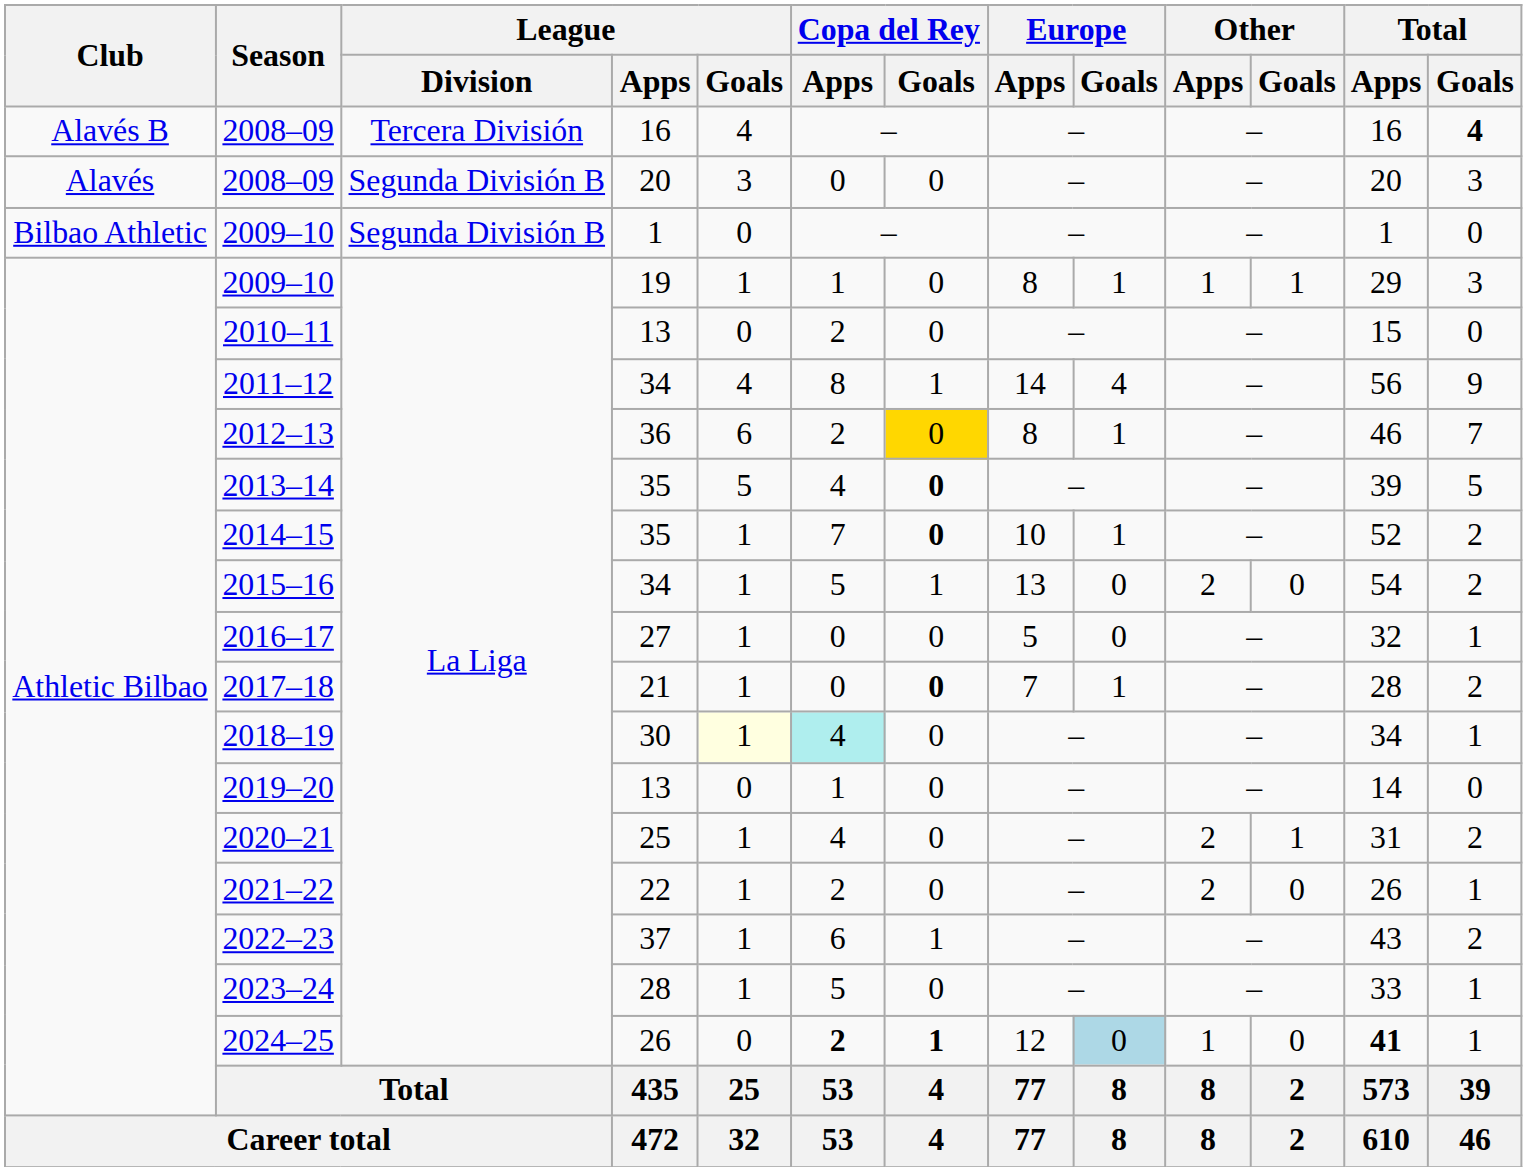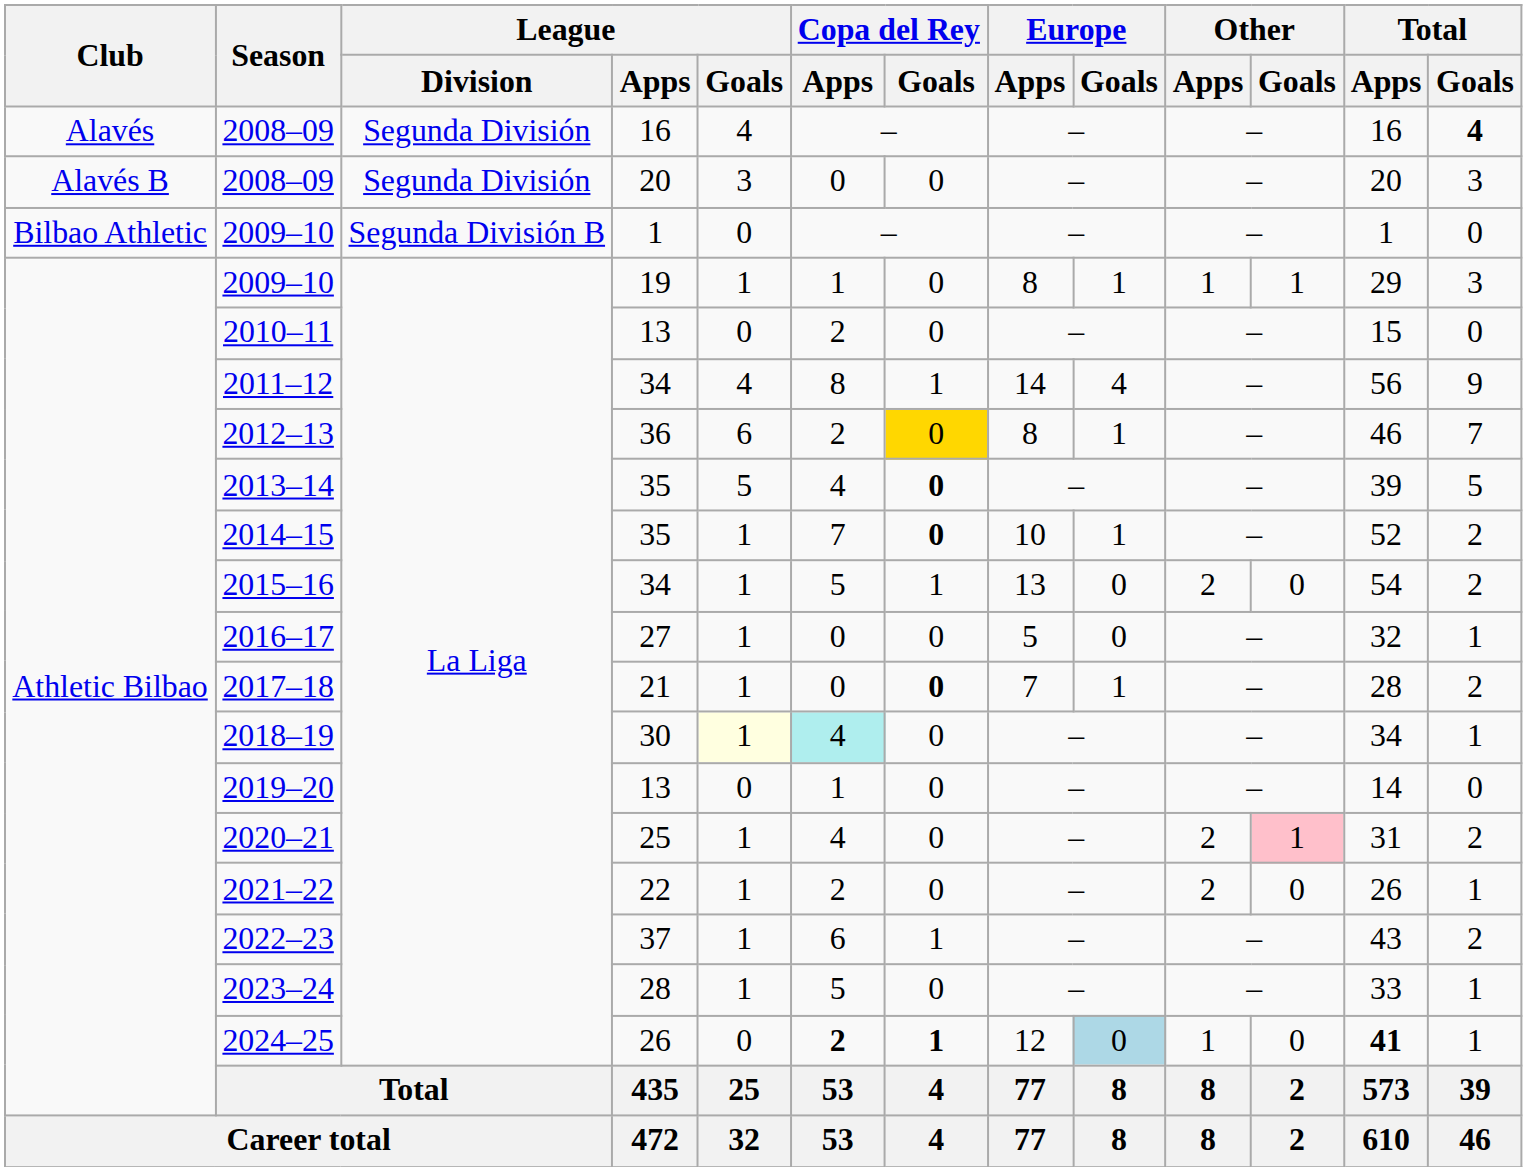(110, 130) Alavés B -> (110, 130) Alavés
(477, 130) Tercera División -> (477, 130) Segunda División
(110, 181) Alavés -> (110, 181) Alavés B
(477, 181) Segunda División B -> (477, 181) Segunda División
(1297, 837) no background -> (1297, 837) pink background
